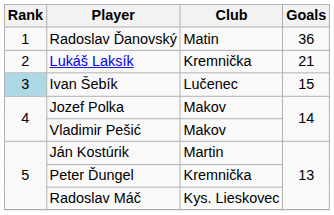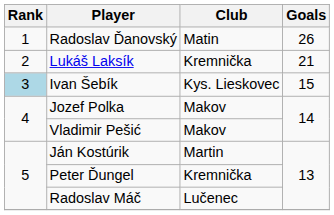(306, 38) 36 -> (306, 38) 26
(211, 84) Lučenec -> (232, 84) Kys. Lieskovec
(232, 198) Kys. Lieskovec -> (211, 198) Lučenec
